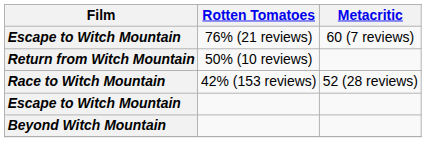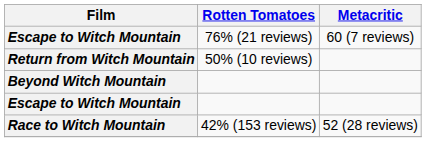rows swapped: (87, 125) <-> (86, 81)
